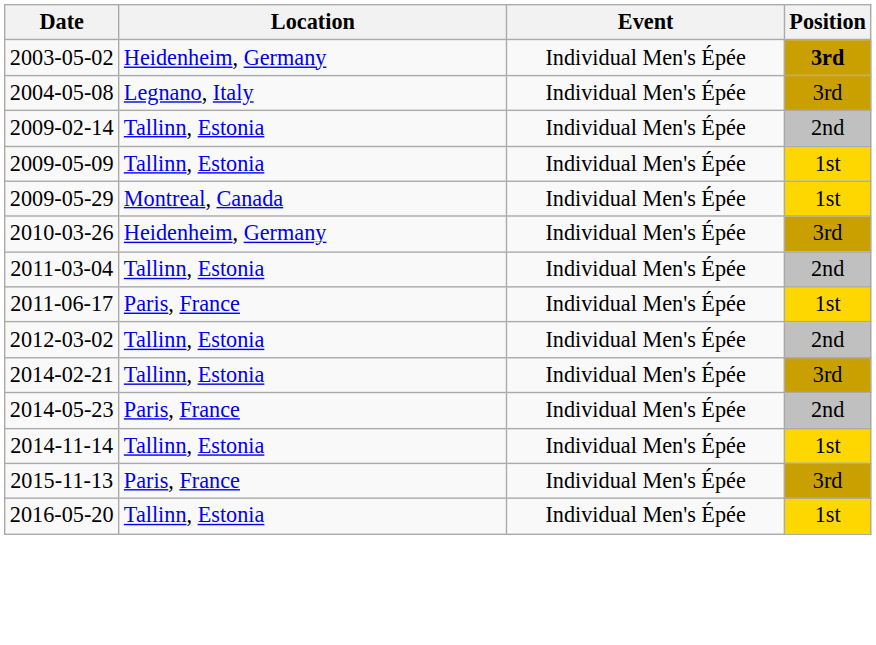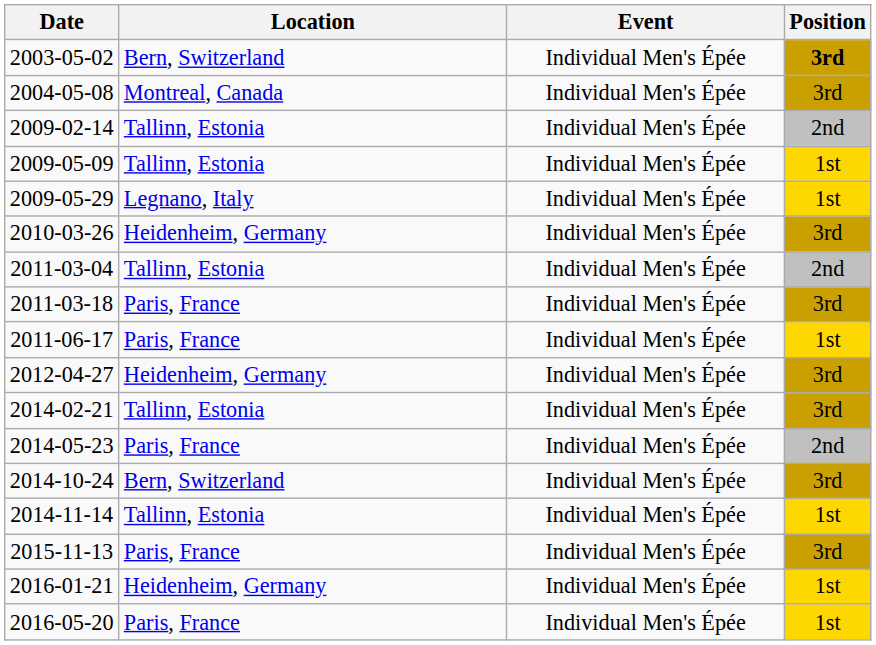(225, 57) Heidenheim, Germany -> (204, 57) Bern, Switzerland
(189, 92) Legnano, Italy -> (204, 92) Montreal, Canada
(204, 198) Montreal, Canada -> (189, 198) Legnano, Italy
+ row: (62, 304)
- row: (62, 339)
+ row: (62, 374)
+ row: (62, 480)
+ row: (62, 586)
(194, 515) Tallinn, Estonia -> (182, 621) Paris, France
